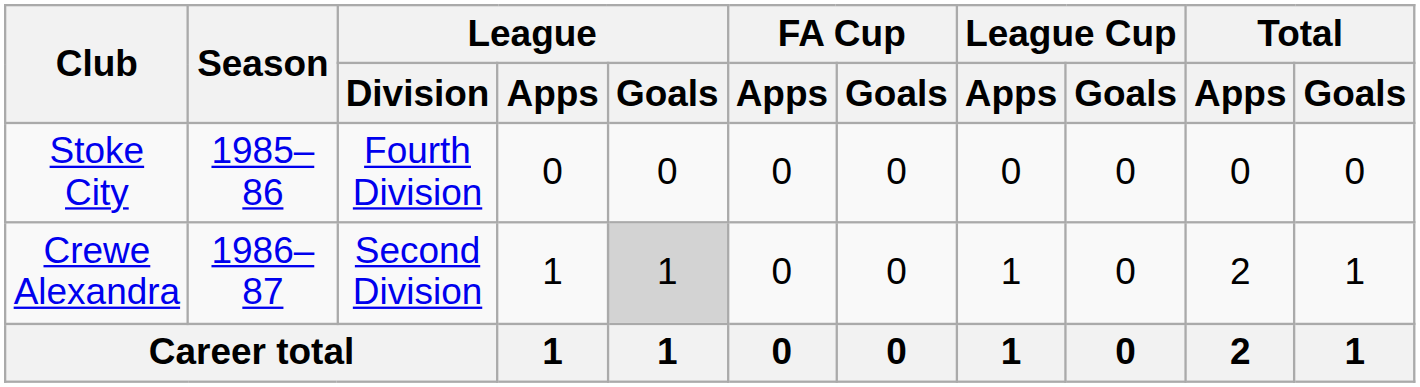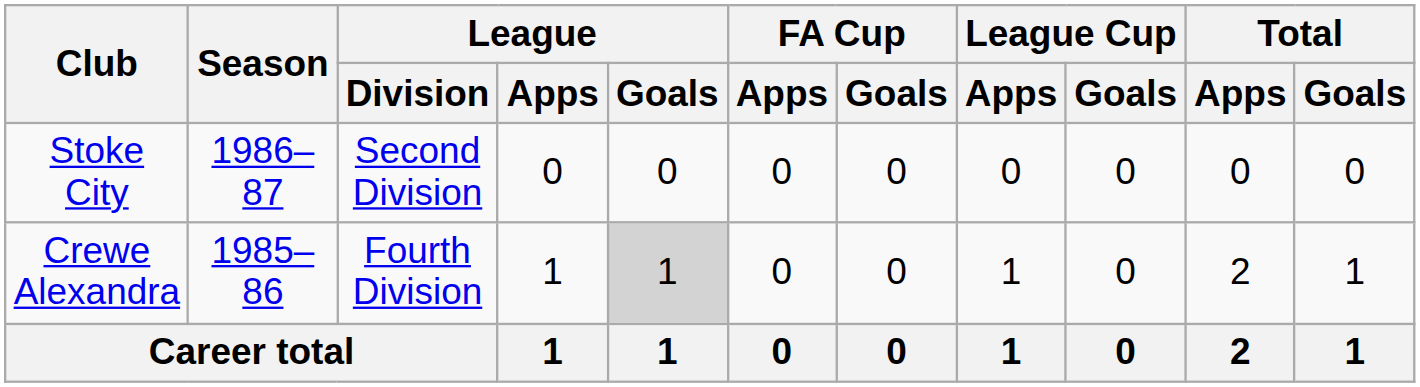(263, 171) 1985–86 -> (263, 171) 1986–87
(418, 171) Fourth Division -> (418, 171) Second Division
(263, 272) 1986–87 -> (263, 272) 1985–86
(418, 272) Second Division -> (418, 272) Fourth Division
